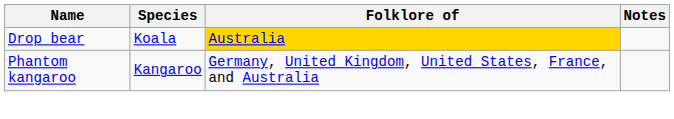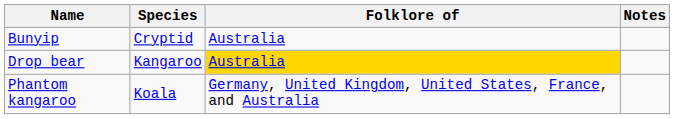+ row: (33, 39)
(155, 39) Koala -> (168, 62) Kangaroo
(168, 70) Kangaroo -> (155, 94) Koala
